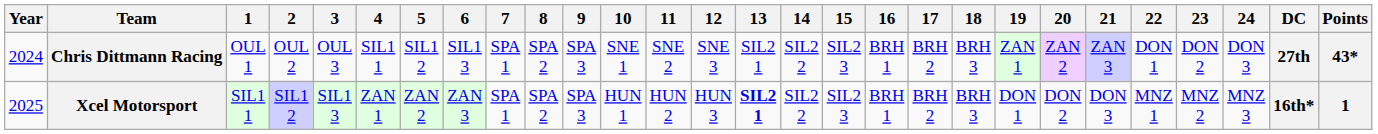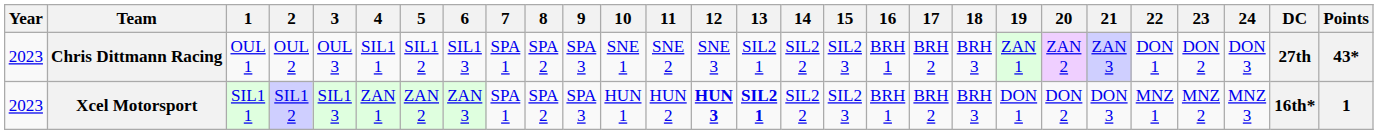(26, 56) 2024 -> (26, 56) 2023
(26, 105) 2025 -> (26, 105) 2023
(713, 105) normal -> (714, 105) bold
